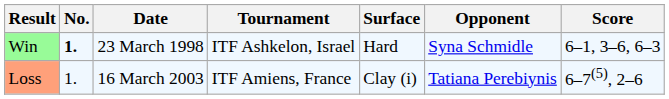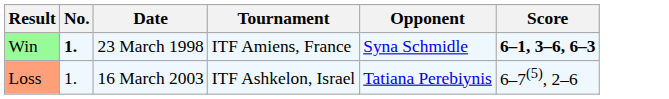- column: (392, 18)
(284, 46) ITF Ashkelon, Israel -> (282, 46) ITF Amiens, France
(613, 46) normal -> (548, 46) bold
(282, 76) ITF Amiens, France -> (284, 76) ITF Ashkelon, Israel
